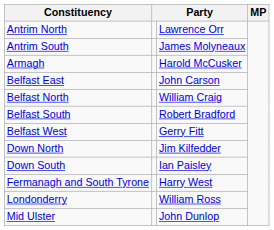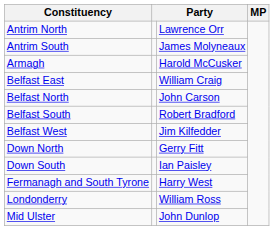(189, 81) John Carson -> (190, 81) William Craig
(190, 98) William Craig -> (189, 98) John Carson
(181, 132) Gerry Fitt -> (190, 132) Jim Kilfedder
(190, 149) Jim Kilfedder -> (181, 149) Gerry Fitt
